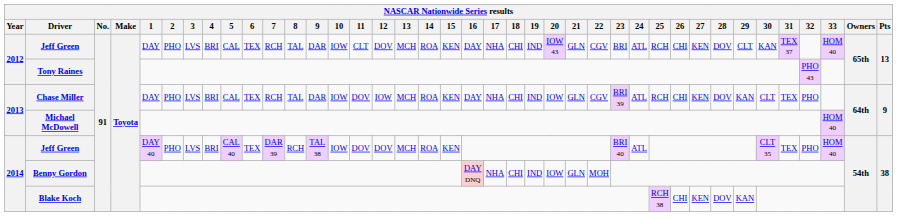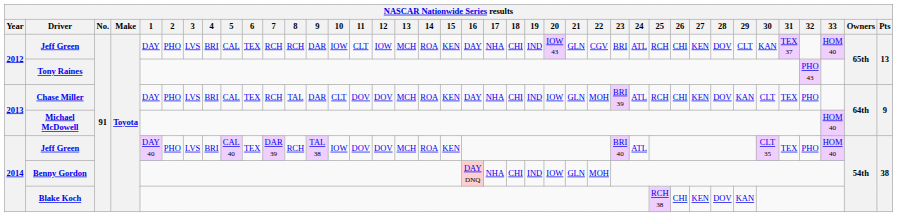(295, 46) TAL -> (295, 46) RCH
(383, 46) DOV -> (383, 46) IOW
(339, 97) IOW -> (339, 97) CLT
(383, 97) IOW -> (383, 97) DOV
(599, 97) CGV -> (599, 97) MOH
